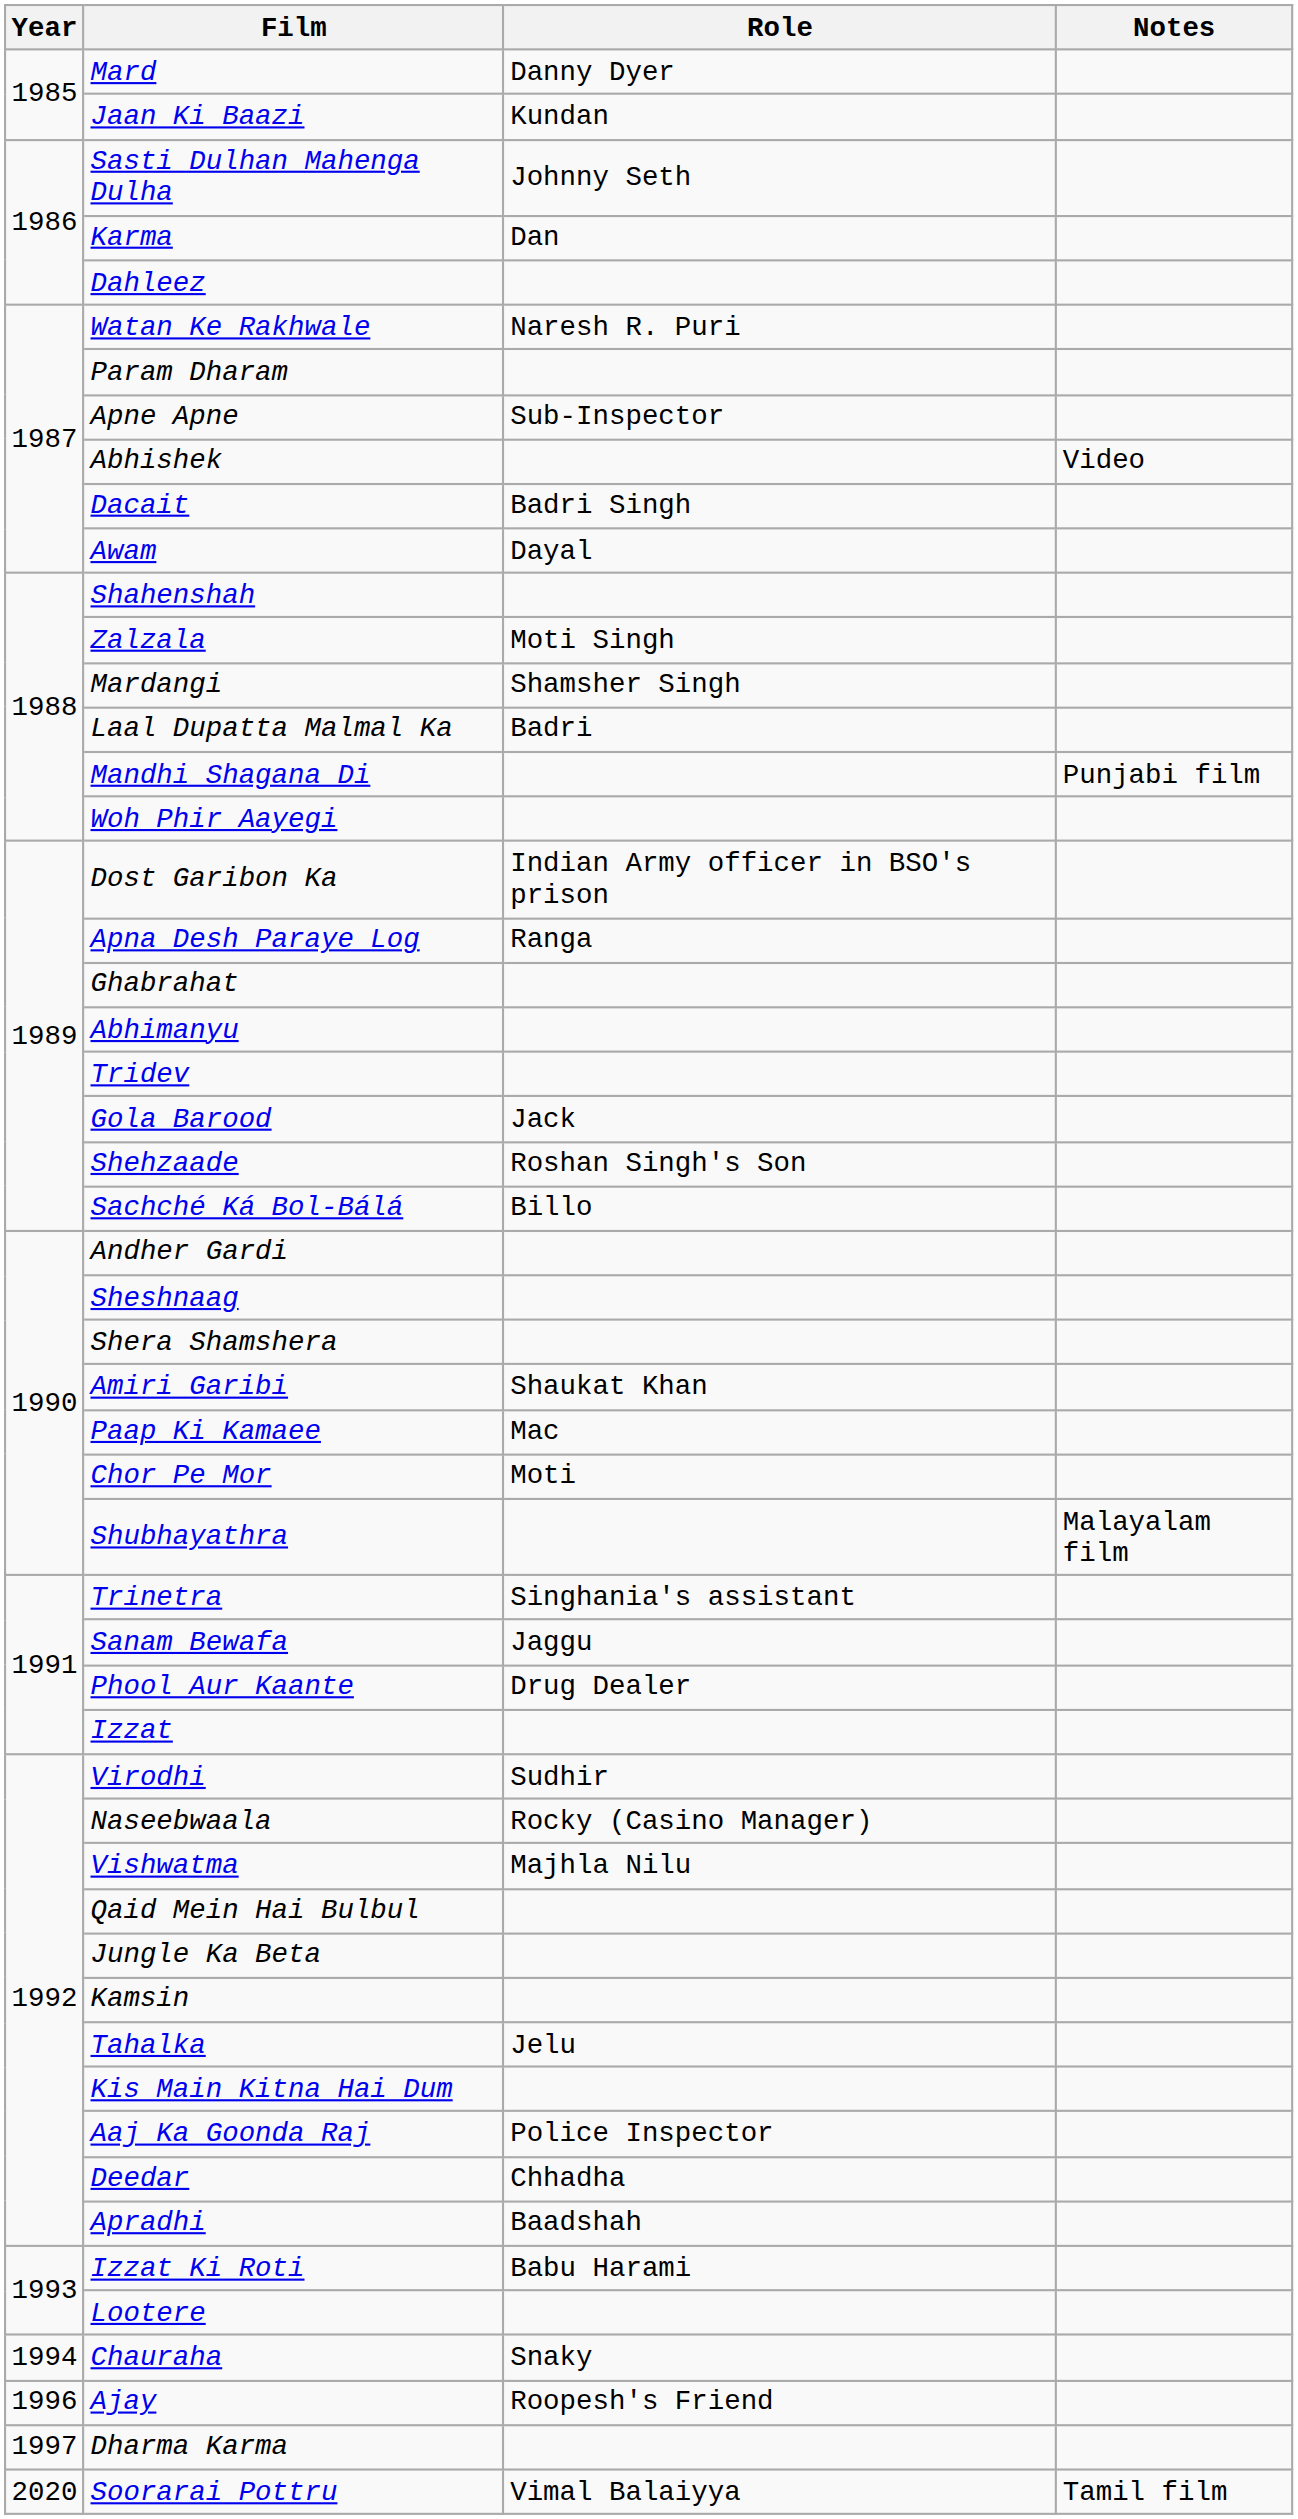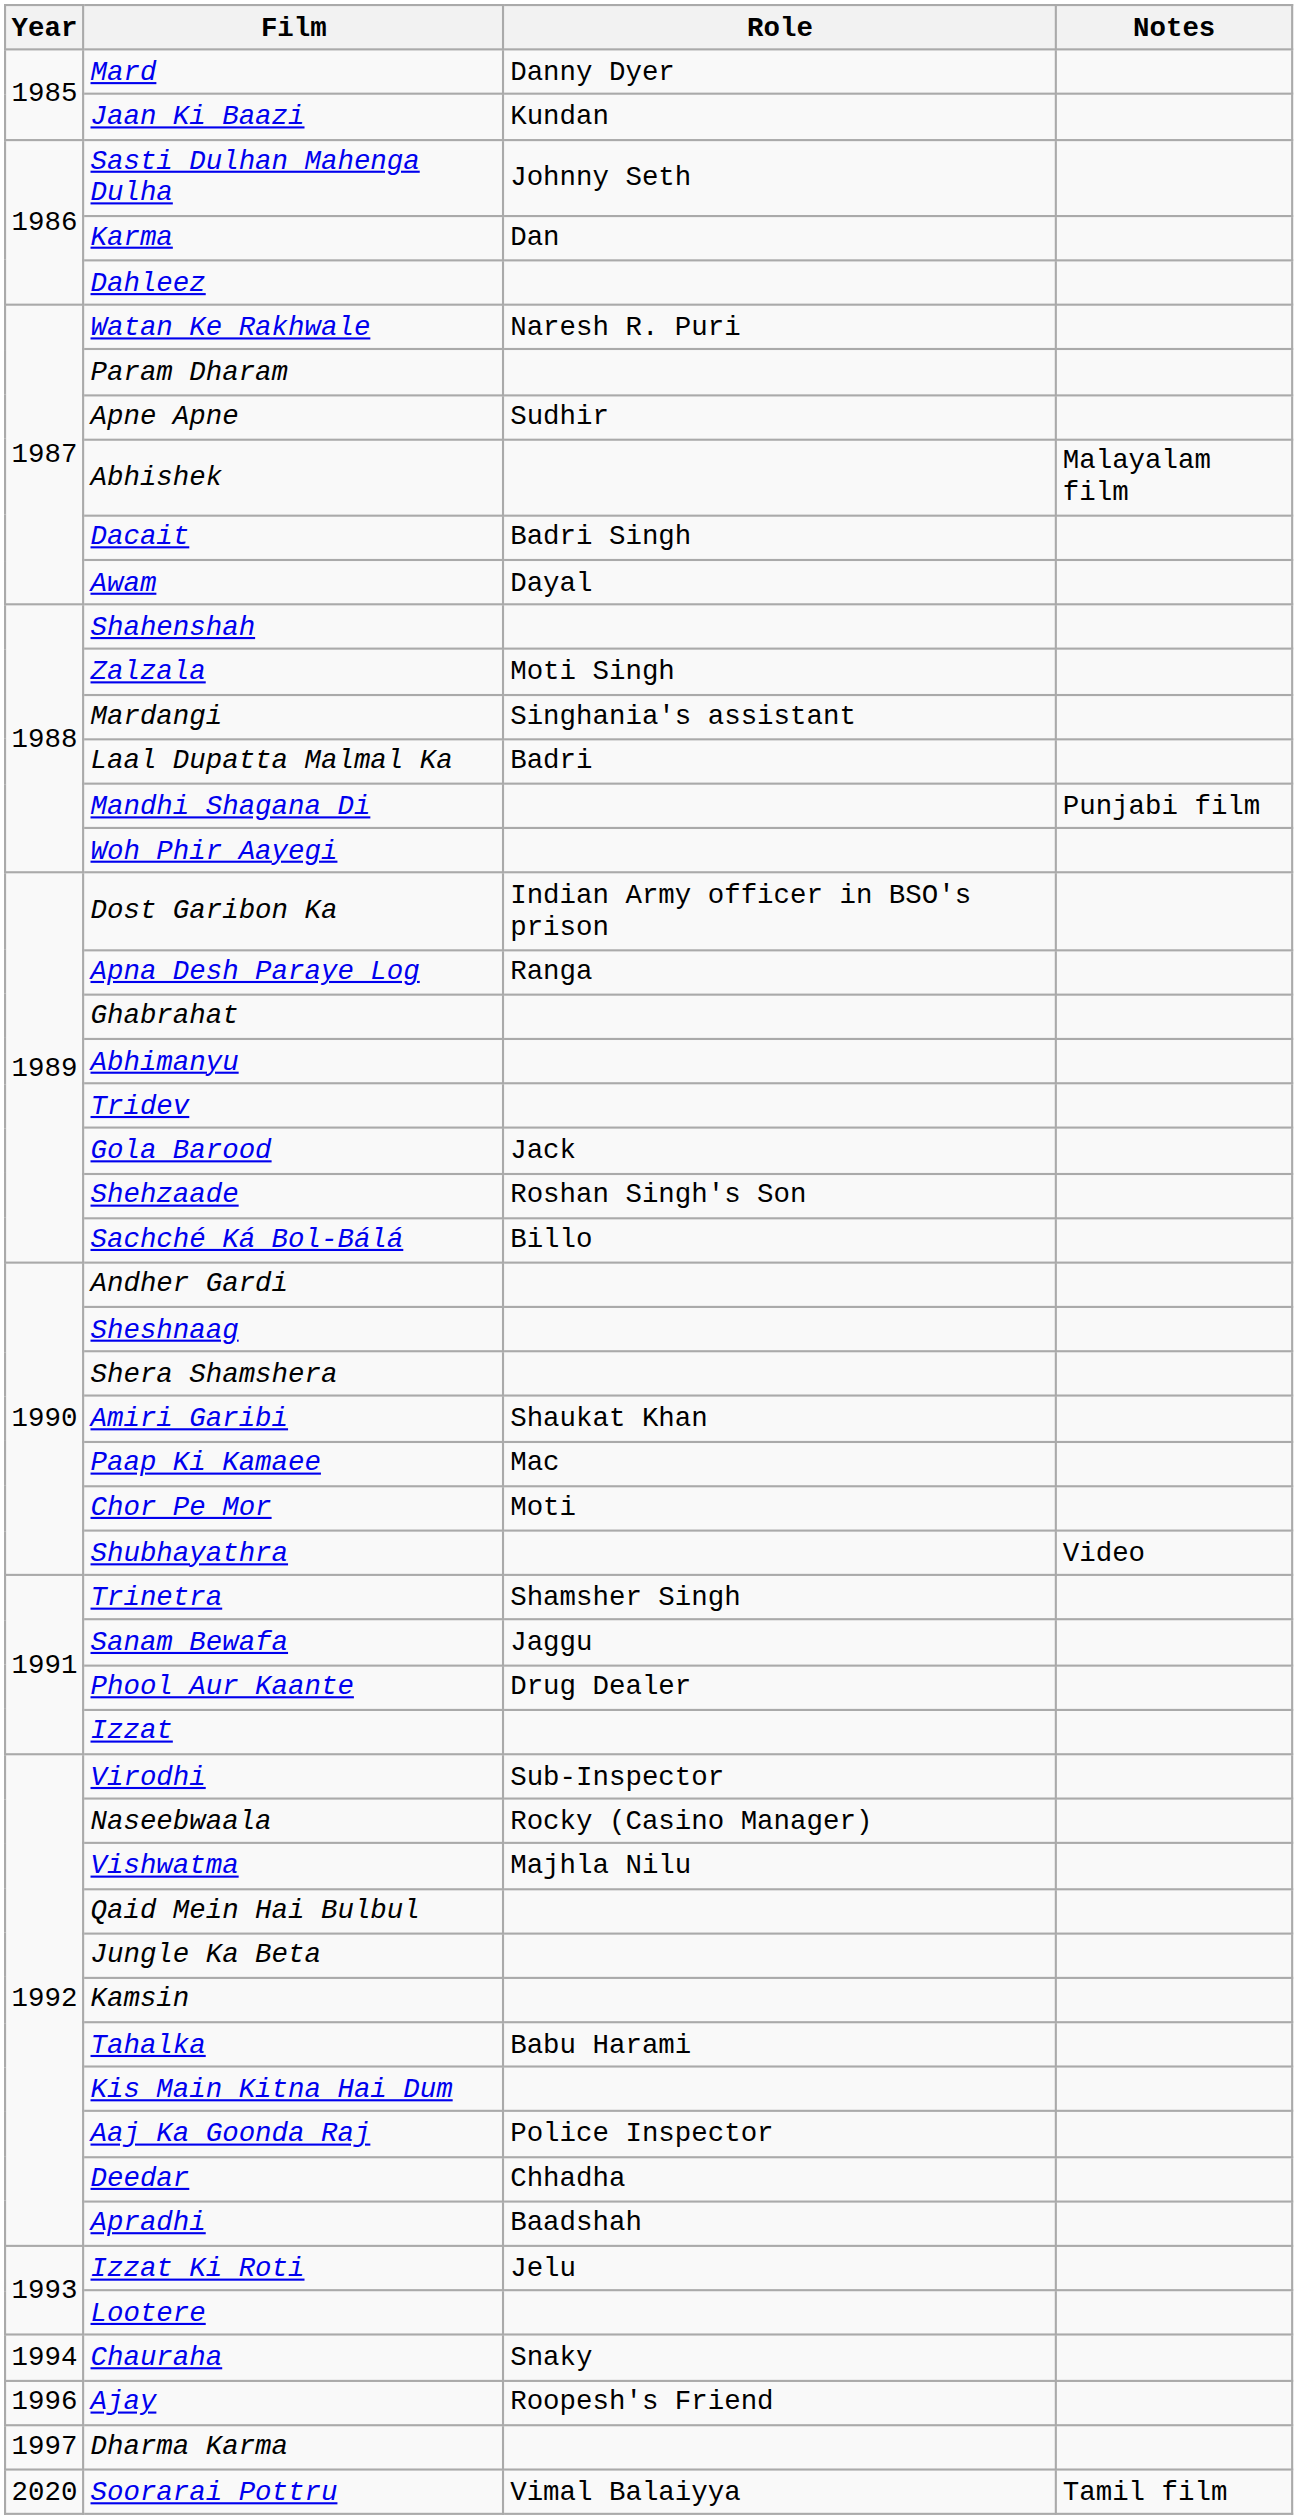(617, 417) Sub-Inspector -> (560, 417) Sudhir
(1104, 461) Video -> (1137, 477) Malayalam film
(625, 685) Shamsher Singh -> (683, 717) Singhania's assistant
(1137, 1537) Malayalam film -> (1104, 1553) Video
(683, 1598) Singhania's assistant -> (625, 1598) Shamsher Singh
(560, 1776) Sudhir -> (617, 1776) Sub-Inspector
(543, 2045) Jelu -> (601, 2045) Babu Harami
(601, 2268) Babu Harami -> (543, 2268) Jelu
